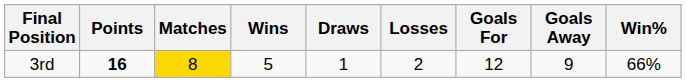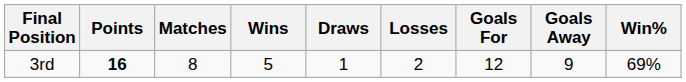(193, 64) gold background -> (193, 64) no background
(644, 64) 66% -> (644, 64) 69%
